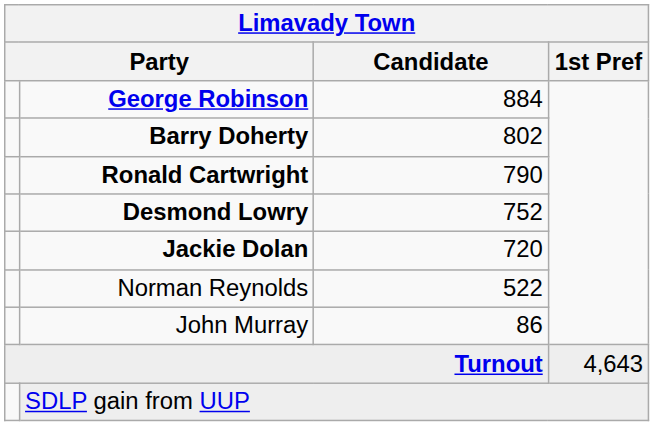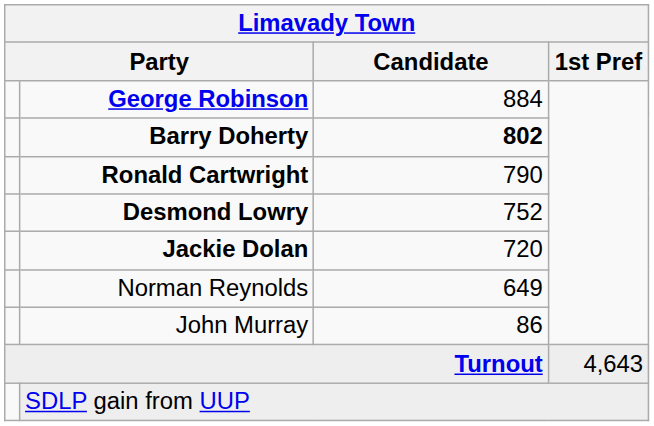(523, 136) normal -> (523, 136) bold
(523, 288) 522 -> (523, 288) 649
